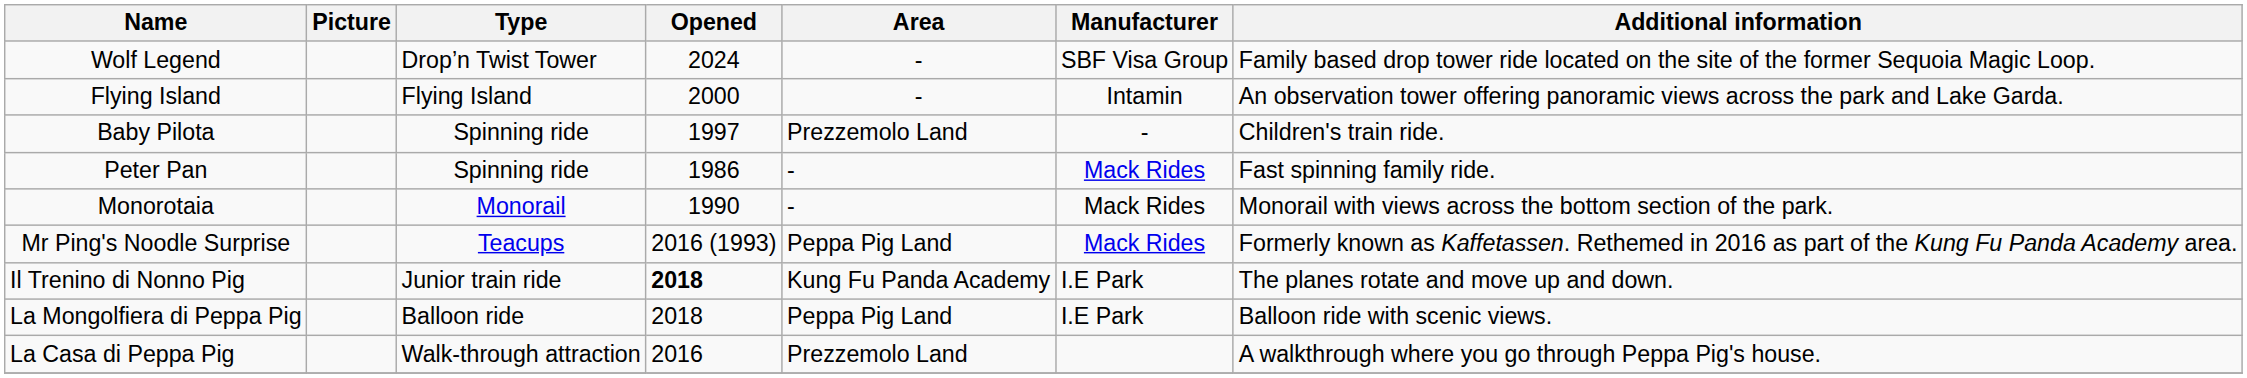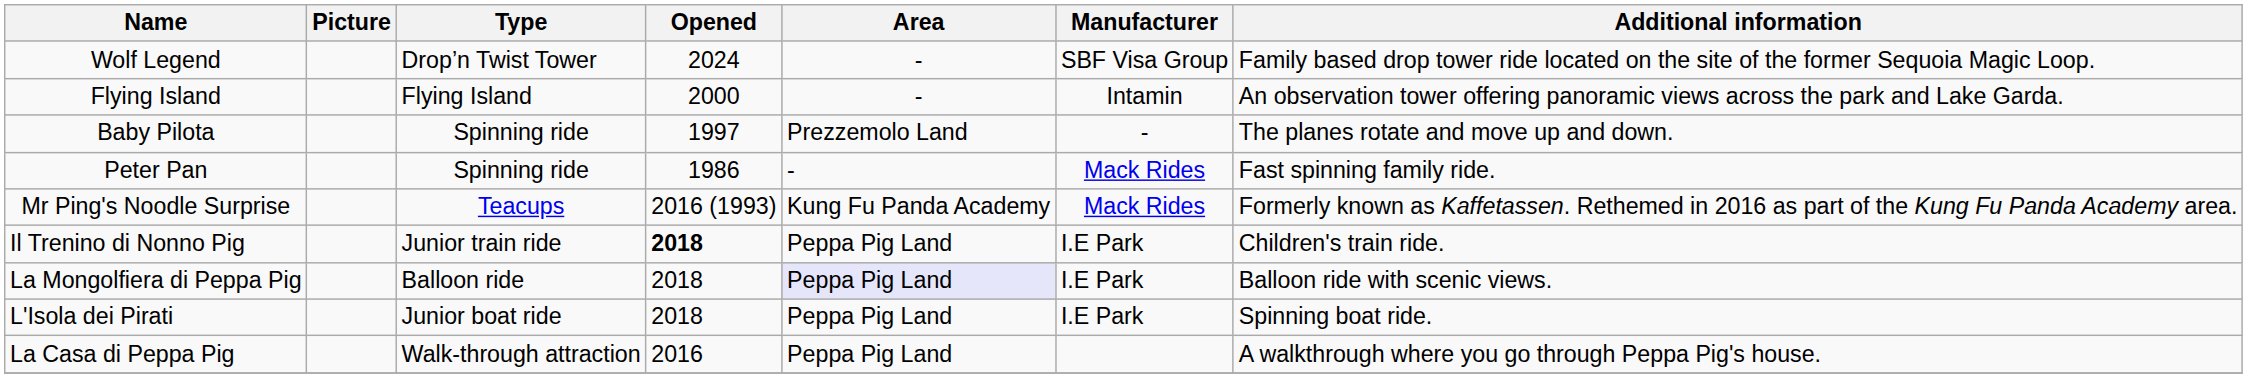(1342, 133) Children's train ride. -> (1456, 133) The planes rotate and move up and down.
- row: (156, 206)
(870, 243) Peppa Pig Land -> (919, 206) Kung Fu Panda Academy
(919, 280) Kung Fu Panda Academy -> (870, 243) Peppa Pig Land
(1456, 280) The planes rotate and move up and down. -> (1342, 243) Children's train ride.
(870, 317) no background -> (870, 280) lavender background
+ row: (92, 317)
(877, 354) Prezzemolo Land -> (870, 354) Peppa Pig Land
